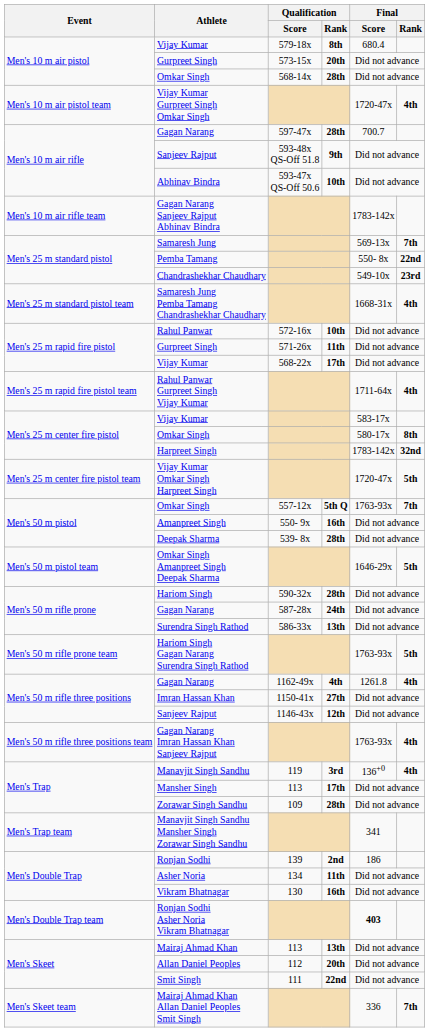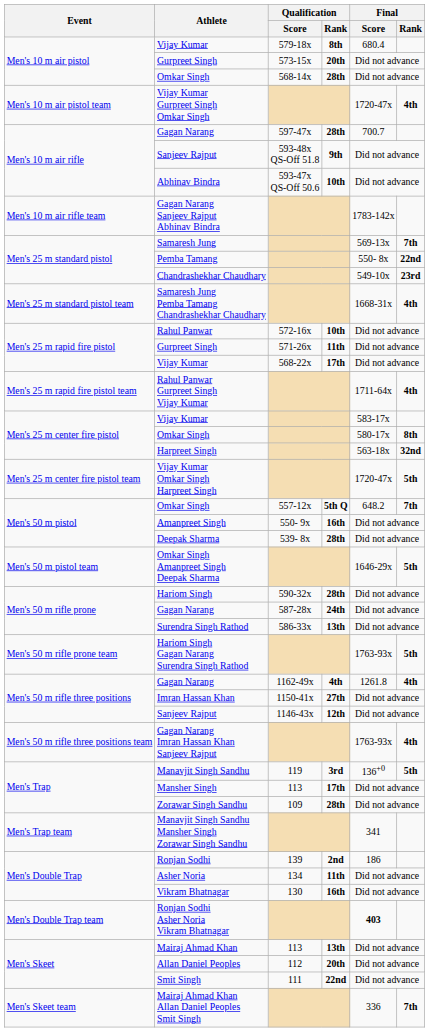(373, 451) 1783-142x -> (373, 451) 563-18x
(373, 506) 1763-93x -> (373, 506) 648.2
(411, 771) 4th -> (411, 771) 5th
